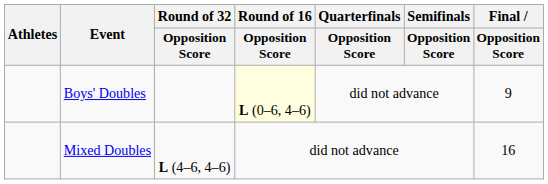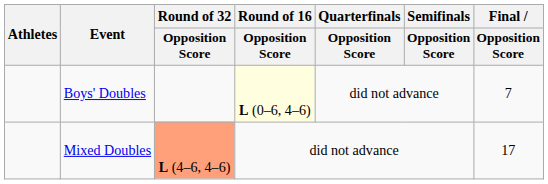(508, 94) 9 -> (508, 94) 7
(195, 167) no background -> (195, 167) lightsalmon background
(508, 150) 16 -> (508, 150) 17
